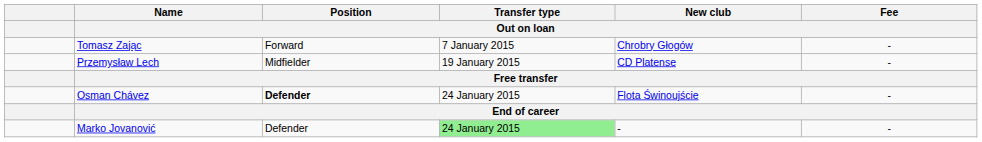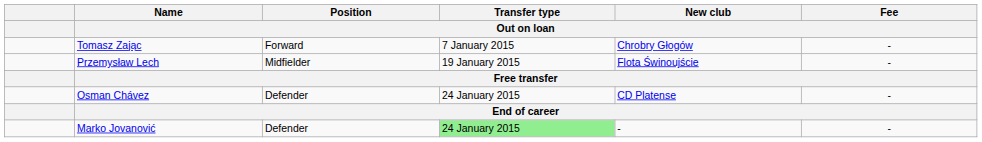(647, 62) CD Platense -> (658, 62) Flota Świnoujście
(288, 95) bold -> (286, 95) normal
(658, 95) Flota Świnoujście -> (647, 95) CD Platense
